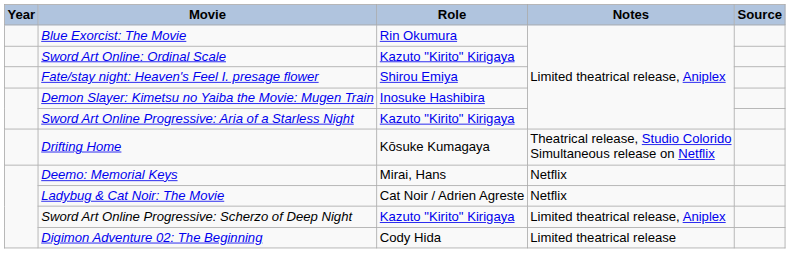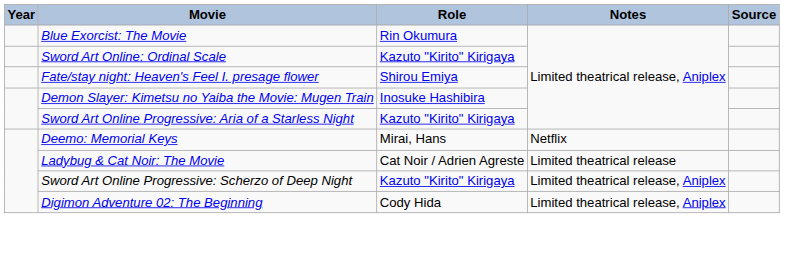- row: (81, 147)
(548, 196) Netflix -> (603, 160) Limited theatrical release
(603, 237) Limited theatrical release -> (628, 202) Limited theatrical release, Aniplex
